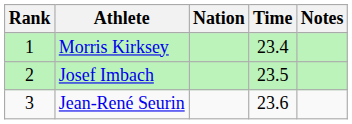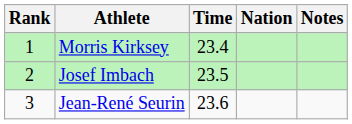columns swapped: (219, 18) <-> (273, 18)
